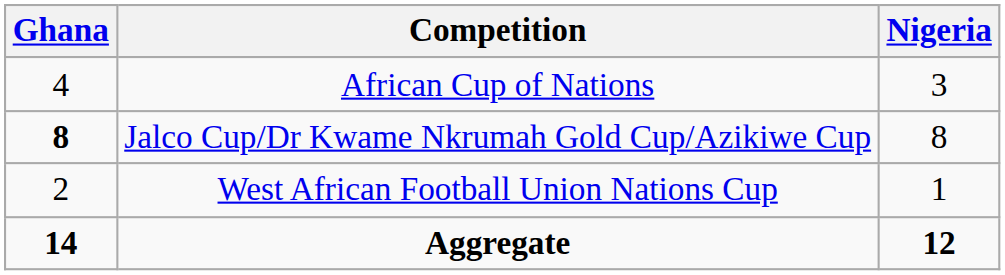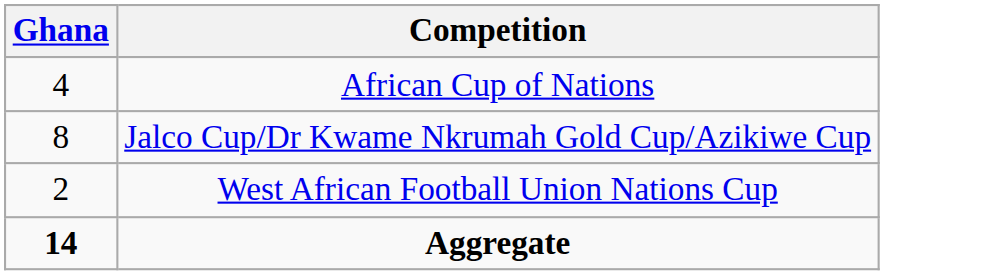- column: (939, 30)
(61, 136) bold -> (61, 136) normal
